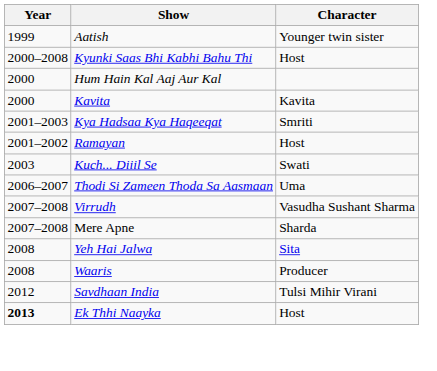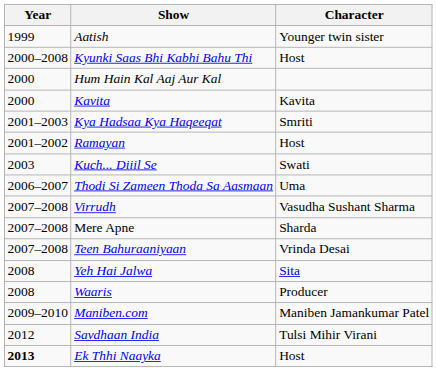+ row: (130, 249)
+ row: (111, 313)
